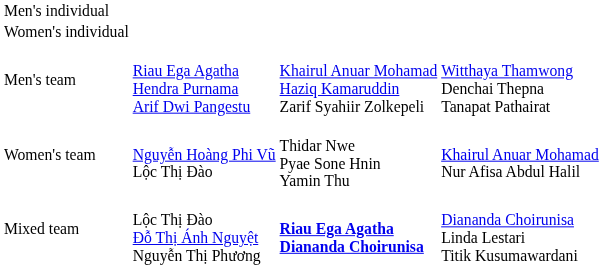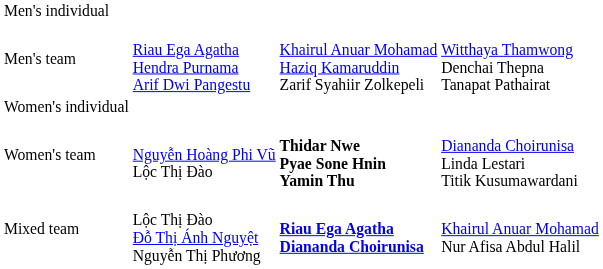rows swapped: (66, 32) <-> (40, 80)
(330, 163) normal -> (333, 163) bold
(520, 163) Khairul Anuar Mohamad Nur Afisa Abdul Halil -> (509, 163) Diananda Choirunisa Linda Lestari Titik Kusumawardani
(509, 238) Diananda Choirunisa Linda Lestari Titik Kusumawardani -> (520, 238) Khairul Anuar Mohamad Nur Afisa Abdul Halil
